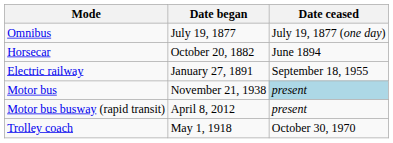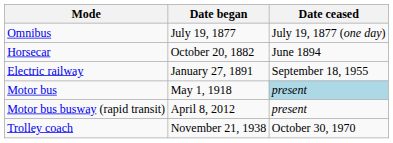(218, 90) November 21, 1938 -> (201, 90) May 1, 1918
(201, 128) May 1, 1918 -> (218, 128) November 21, 1938
